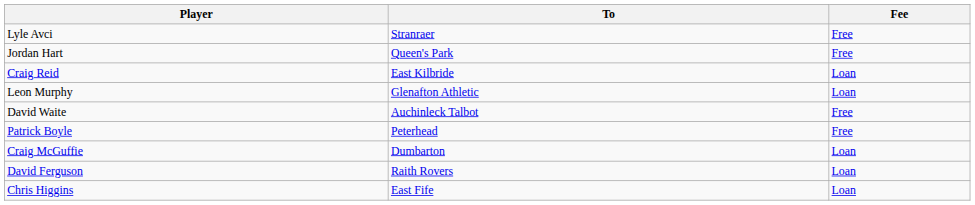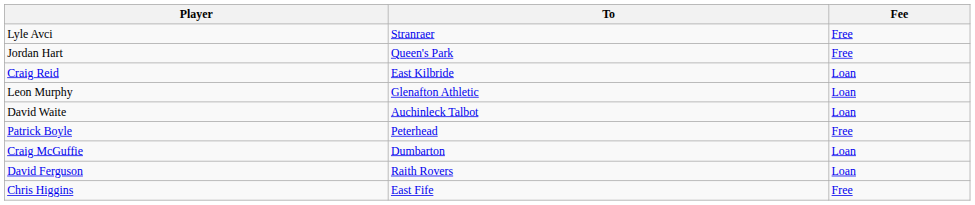(842, 112) Free -> (844, 112) Loan
(844, 190) Loan -> (842, 190) Free
